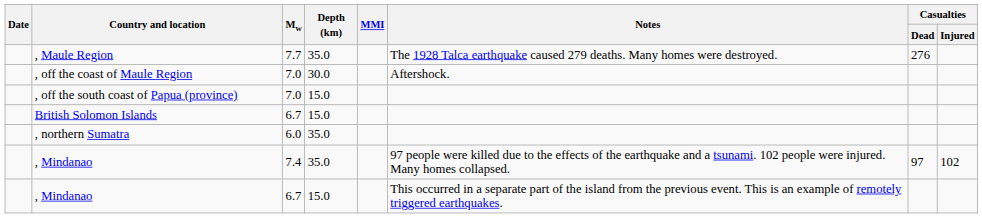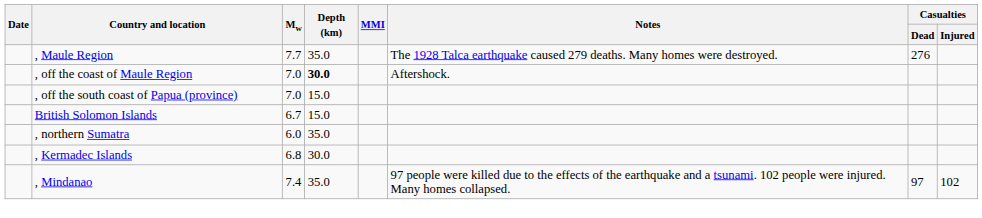(319, 74) normal -> (319, 74) bold
+ row: (83, 154)
- row: (64, 196)
